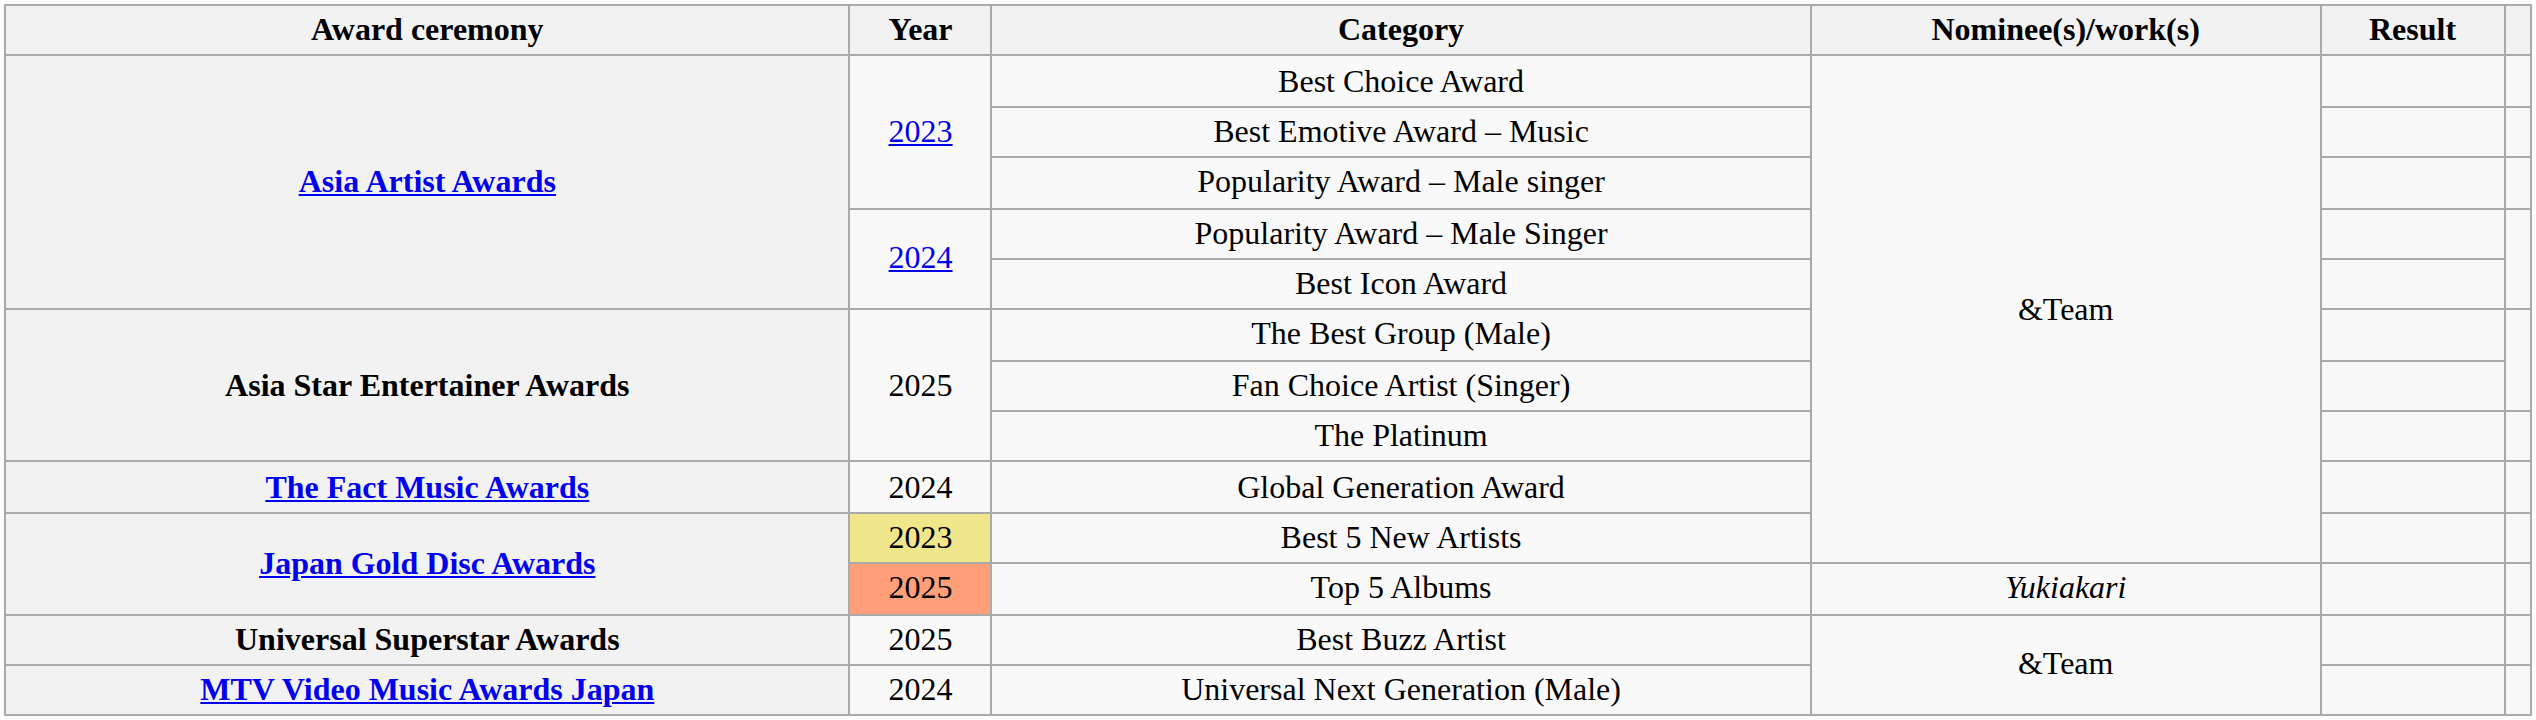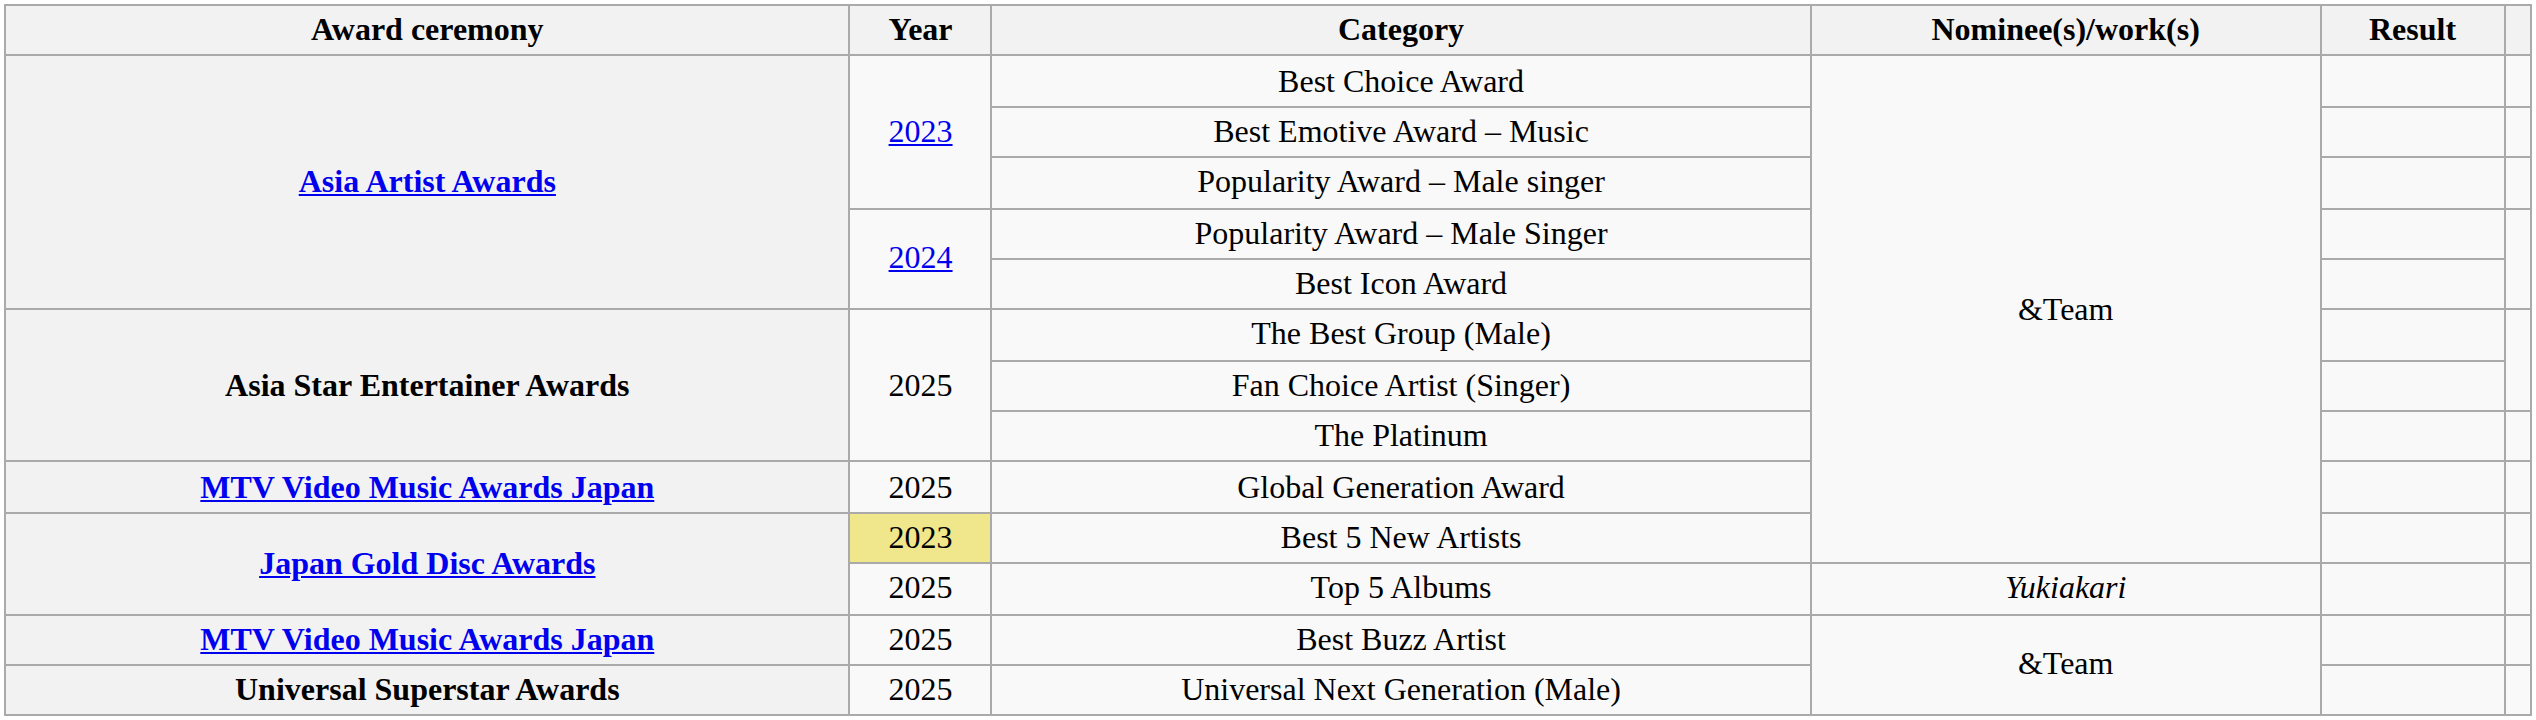(427, 486) The Fact Music Awards -> (427, 486) MTV Video Music Awards Japan
(921, 486) 2024 -> (921, 486) 2025
(921, 588) lightsalmon background -> (921, 588) no background
(427, 638) Universal Superstar Awards -> (427, 638) MTV Video Music Awards Japan
(427, 689) MTV Video Music Awards Japan -> (427, 689) Universal Superstar Awards
(921, 689) 2024 -> (921, 689) 2025
